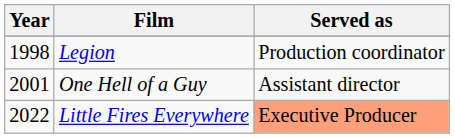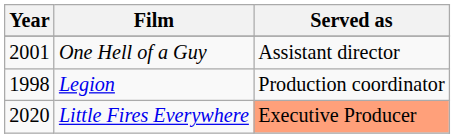rows swapped: (87, 52) <-> (133, 84)
(29, 116) 2022 -> (29, 116) 2020
